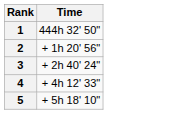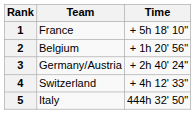+ column: (80, 13)
(70, 30) 444h 32' 50" -> (159, 30) + 5h 18' 10"
(71, 100) + 5h 18' 10" -> (158, 100) 444h 32' 50"
